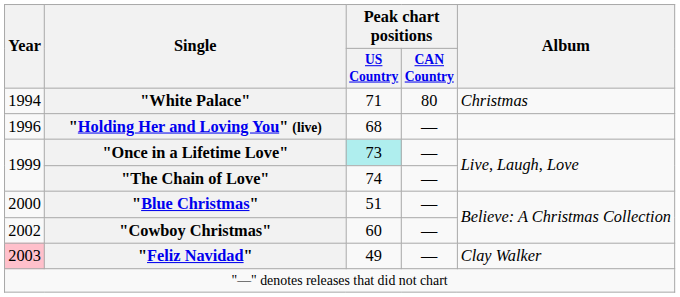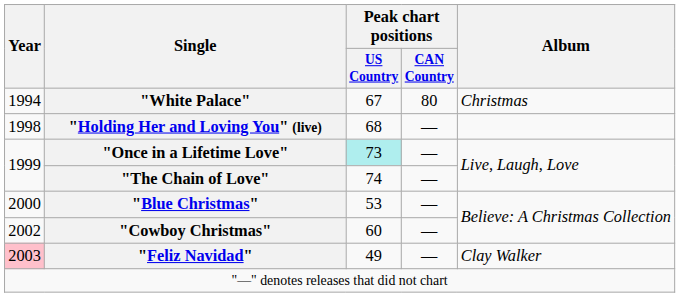(374, 100) 71 -> (374, 100) 67
(25, 126) 1996 -> (25, 126) 1998
(374, 204) 51 -> (374, 204) 53
